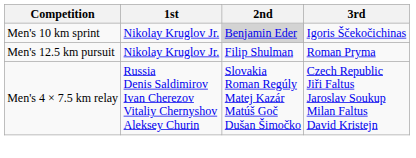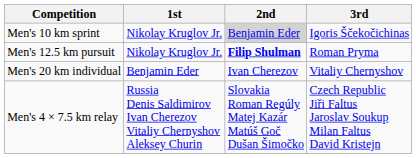(259, 52) normal -> (264, 52) bold
+ row: (64, 71)
